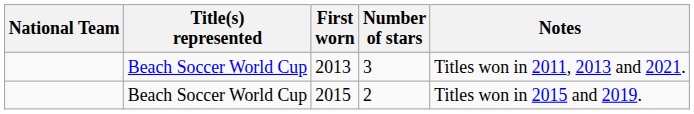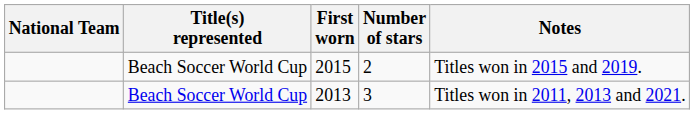rows swapped: (333, 66) <-> (333, 94)
